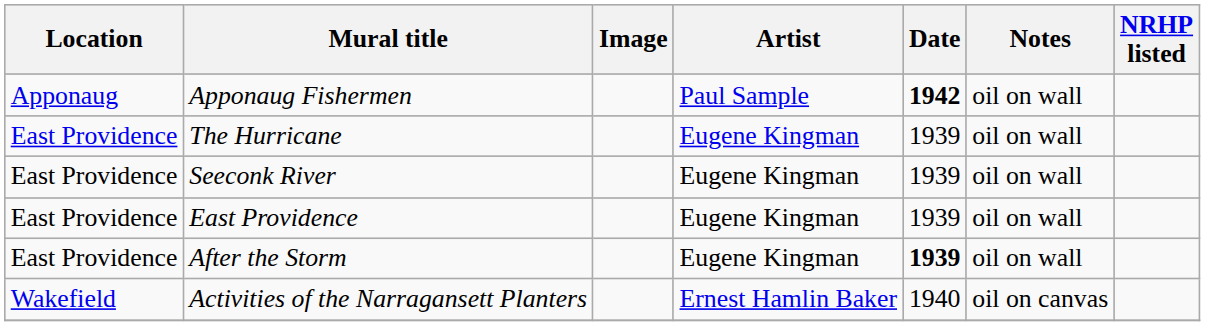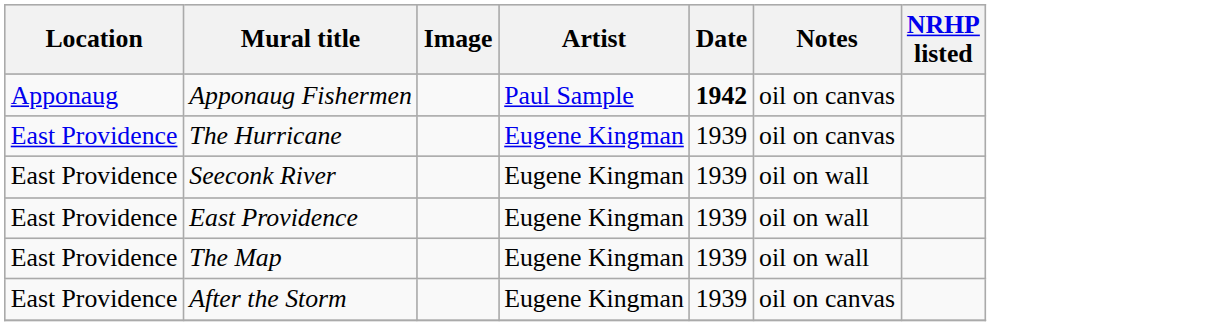(1027, 94) oil on wall -> (827, 94) oil on canvas
(1027, 135) oil on wall -> (827, 135) oil on canvas
+ row: (235, 258)
(935, 258) bold -> (721, 299) normal
(1027, 258) oil on wall -> (827, 299) oil on canvas
- row: (388, 299)
